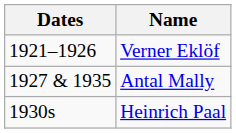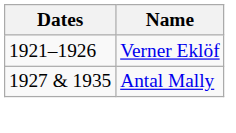- row: (173, 111)
